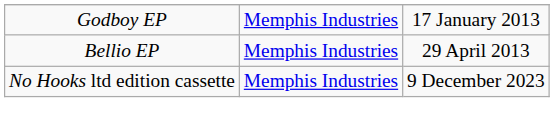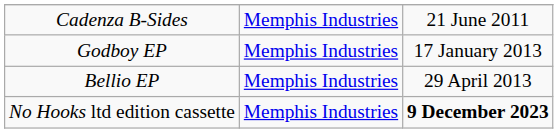+ row: (122, 19)
(476, 81) normal -> (478, 111) bold
